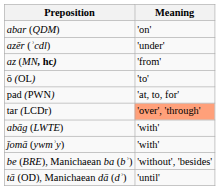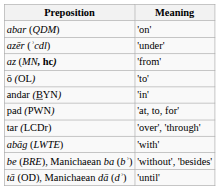+ row: (34, 95)
(169, 111) lightsalmon background -> (169, 128) no background
- row: (35, 144)
